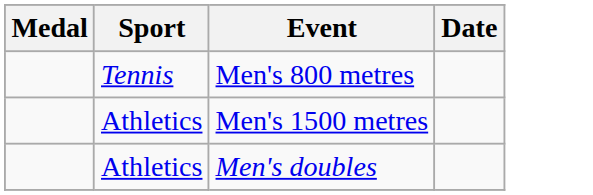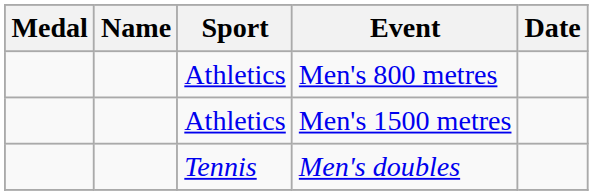+ column: (136, 27)
(137, 74) Tennis -> (235, 74) Athletics
(152, 166) Athletics -> (221, 166) Tennis
